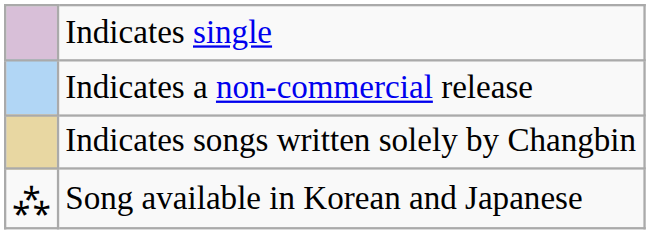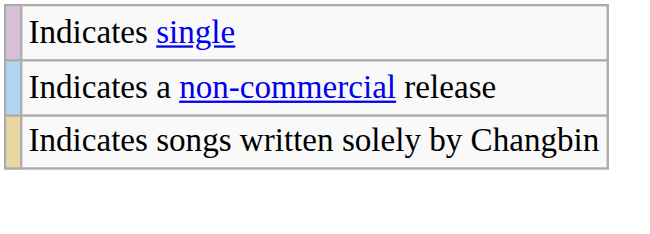- row: (324, 198)
